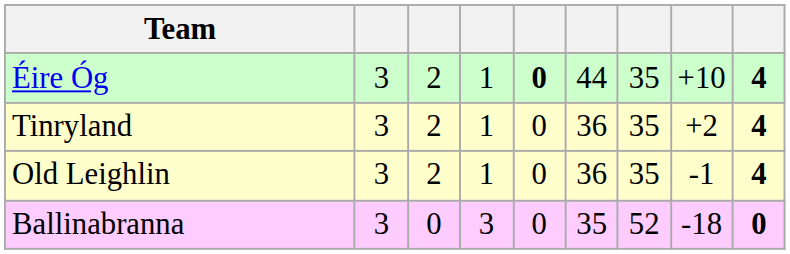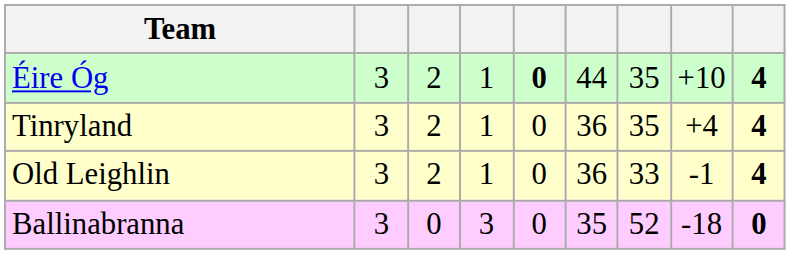(702, 126) +2 -> (702, 126) +4
(644, 175) 35 -> (644, 175) 33
